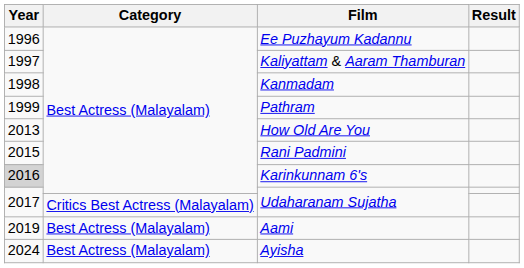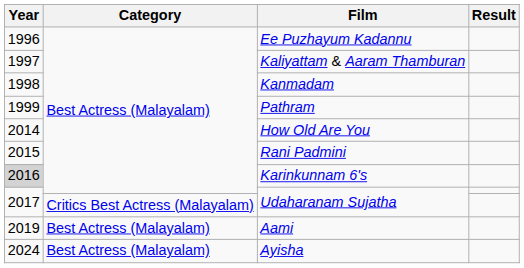(24, 130) 2013 -> (24, 130) 2014
